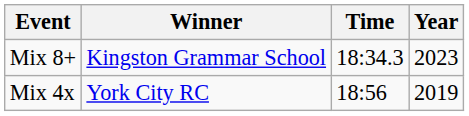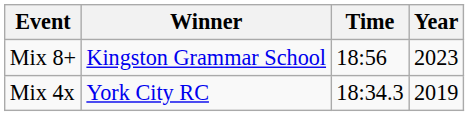(370, 57) 18:34.3 -> (362, 57) 18:56
(362, 92) 18:56 -> (370, 92) 18:34.3
